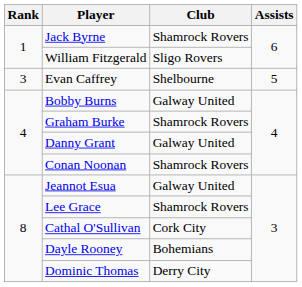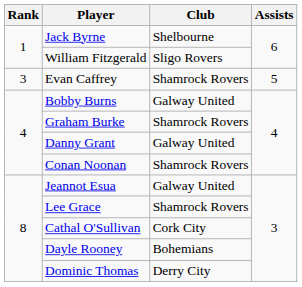(201, 36) Shamrock Rovers -> (183, 36) Shelbourne
(183, 79) Shelbourne -> (201, 79) Shamrock Rovers
